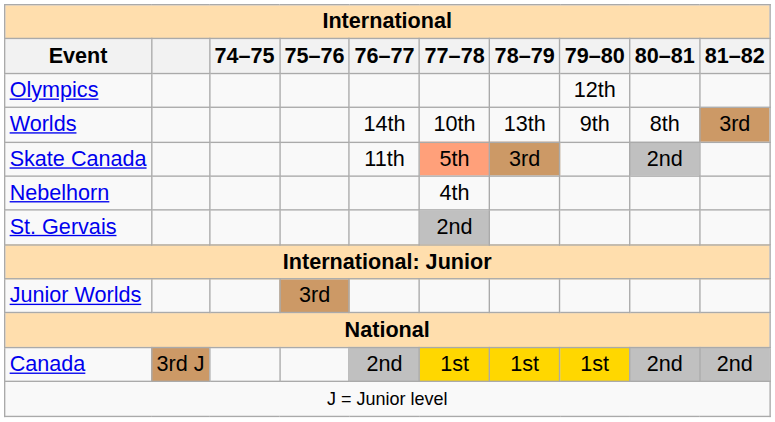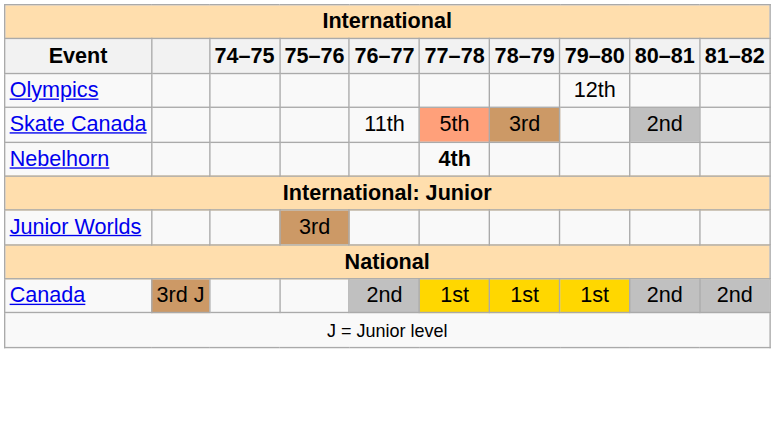- row: (43, 124)
(455, 192) normal -> (455, 158) bold
- row: (63, 227)
